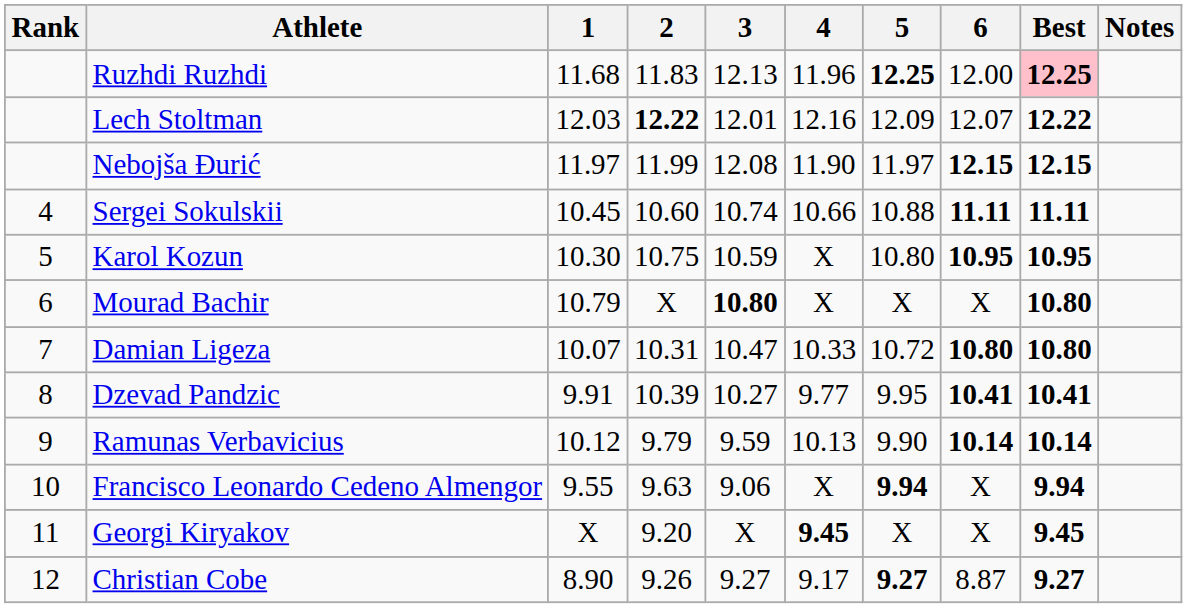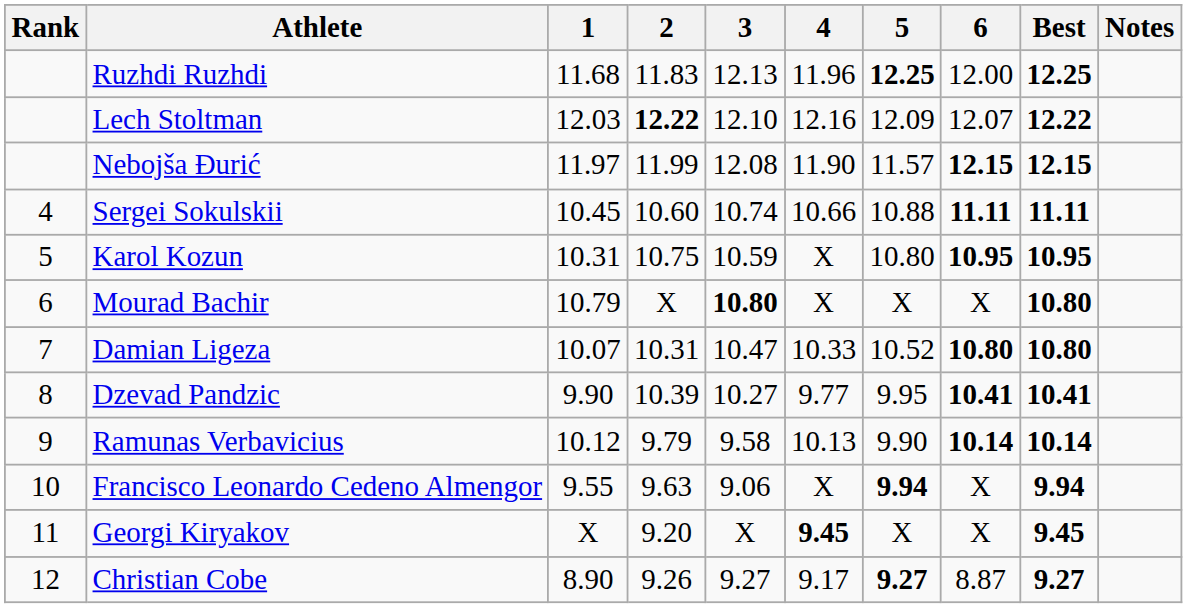(1059, 73) pink background -> (1059, 73) no background
(745, 119) 12.01 -> (745, 119) 12.10
(902, 165) 11.97 -> (902, 165) 11.57
(588, 257) 10.30 -> (588, 257) 10.31
(902, 348) 10.72 -> (902, 348) 10.52
(588, 394) 9.91 -> (588, 394) 9.90
(745, 440) 9.59 -> (745, 440) 9.58
